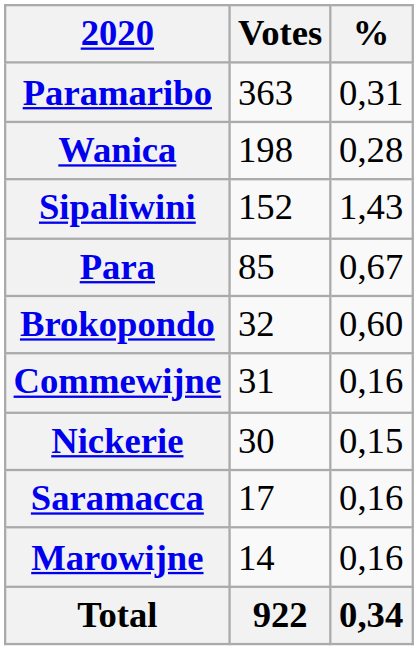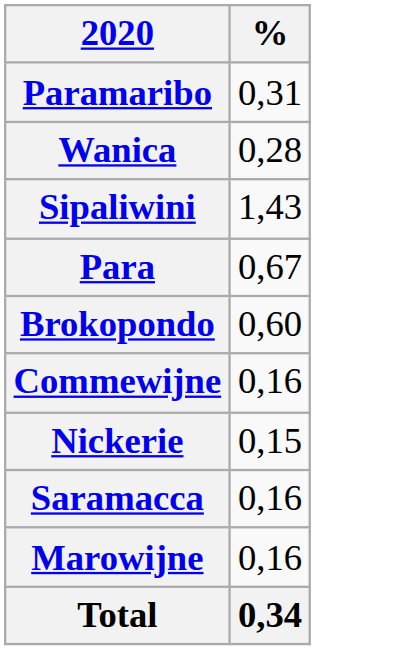- column: (280, 33)
